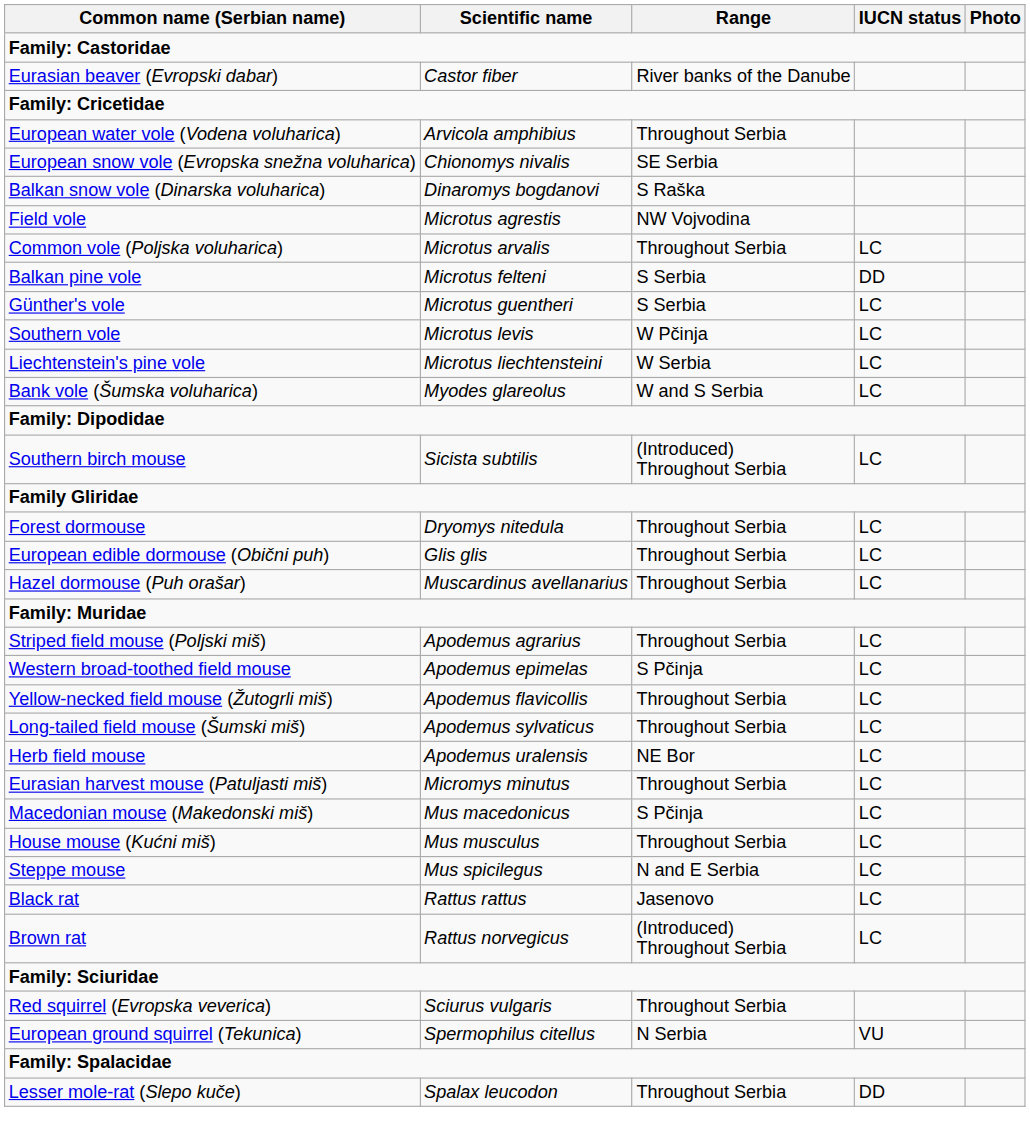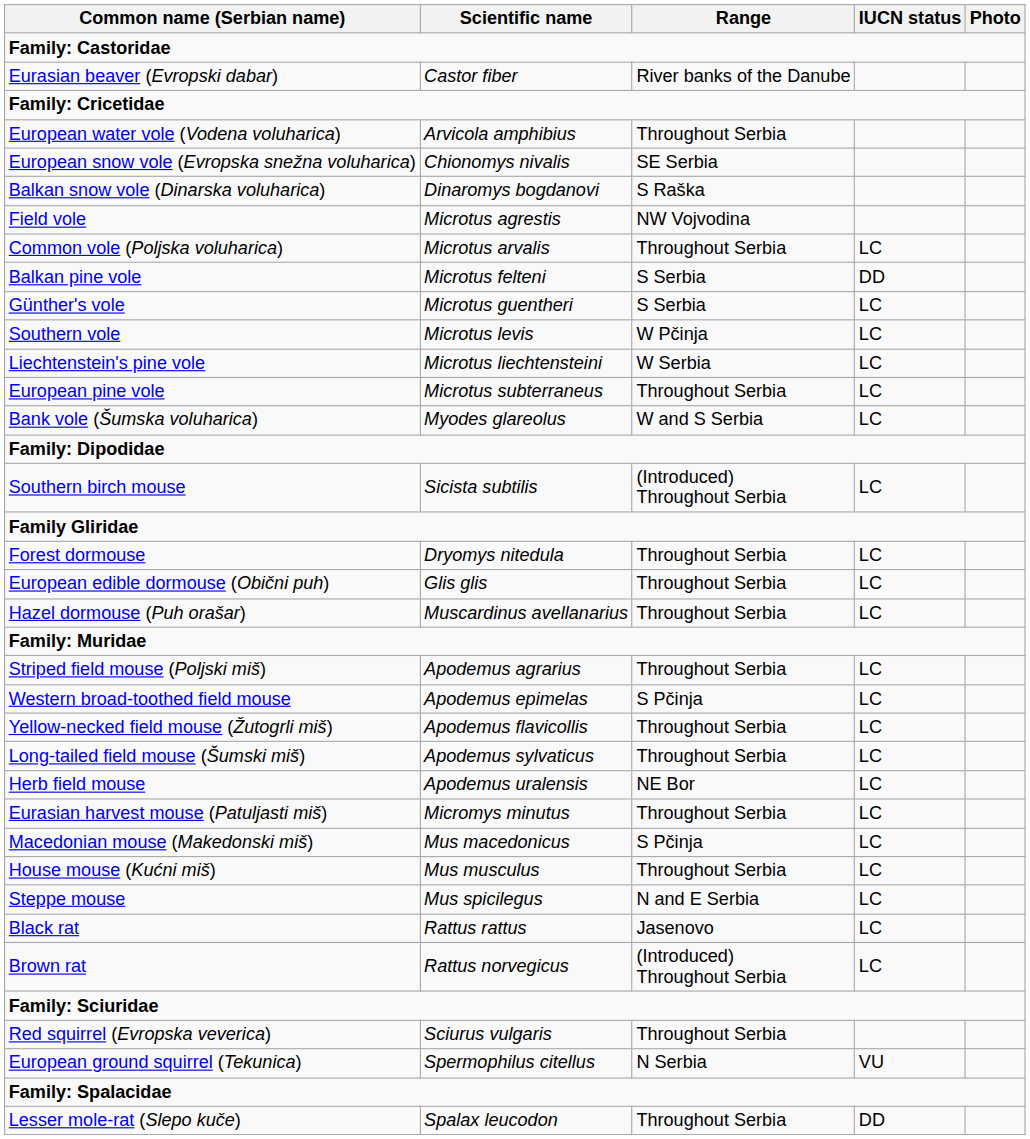+ row: (87, 391)
